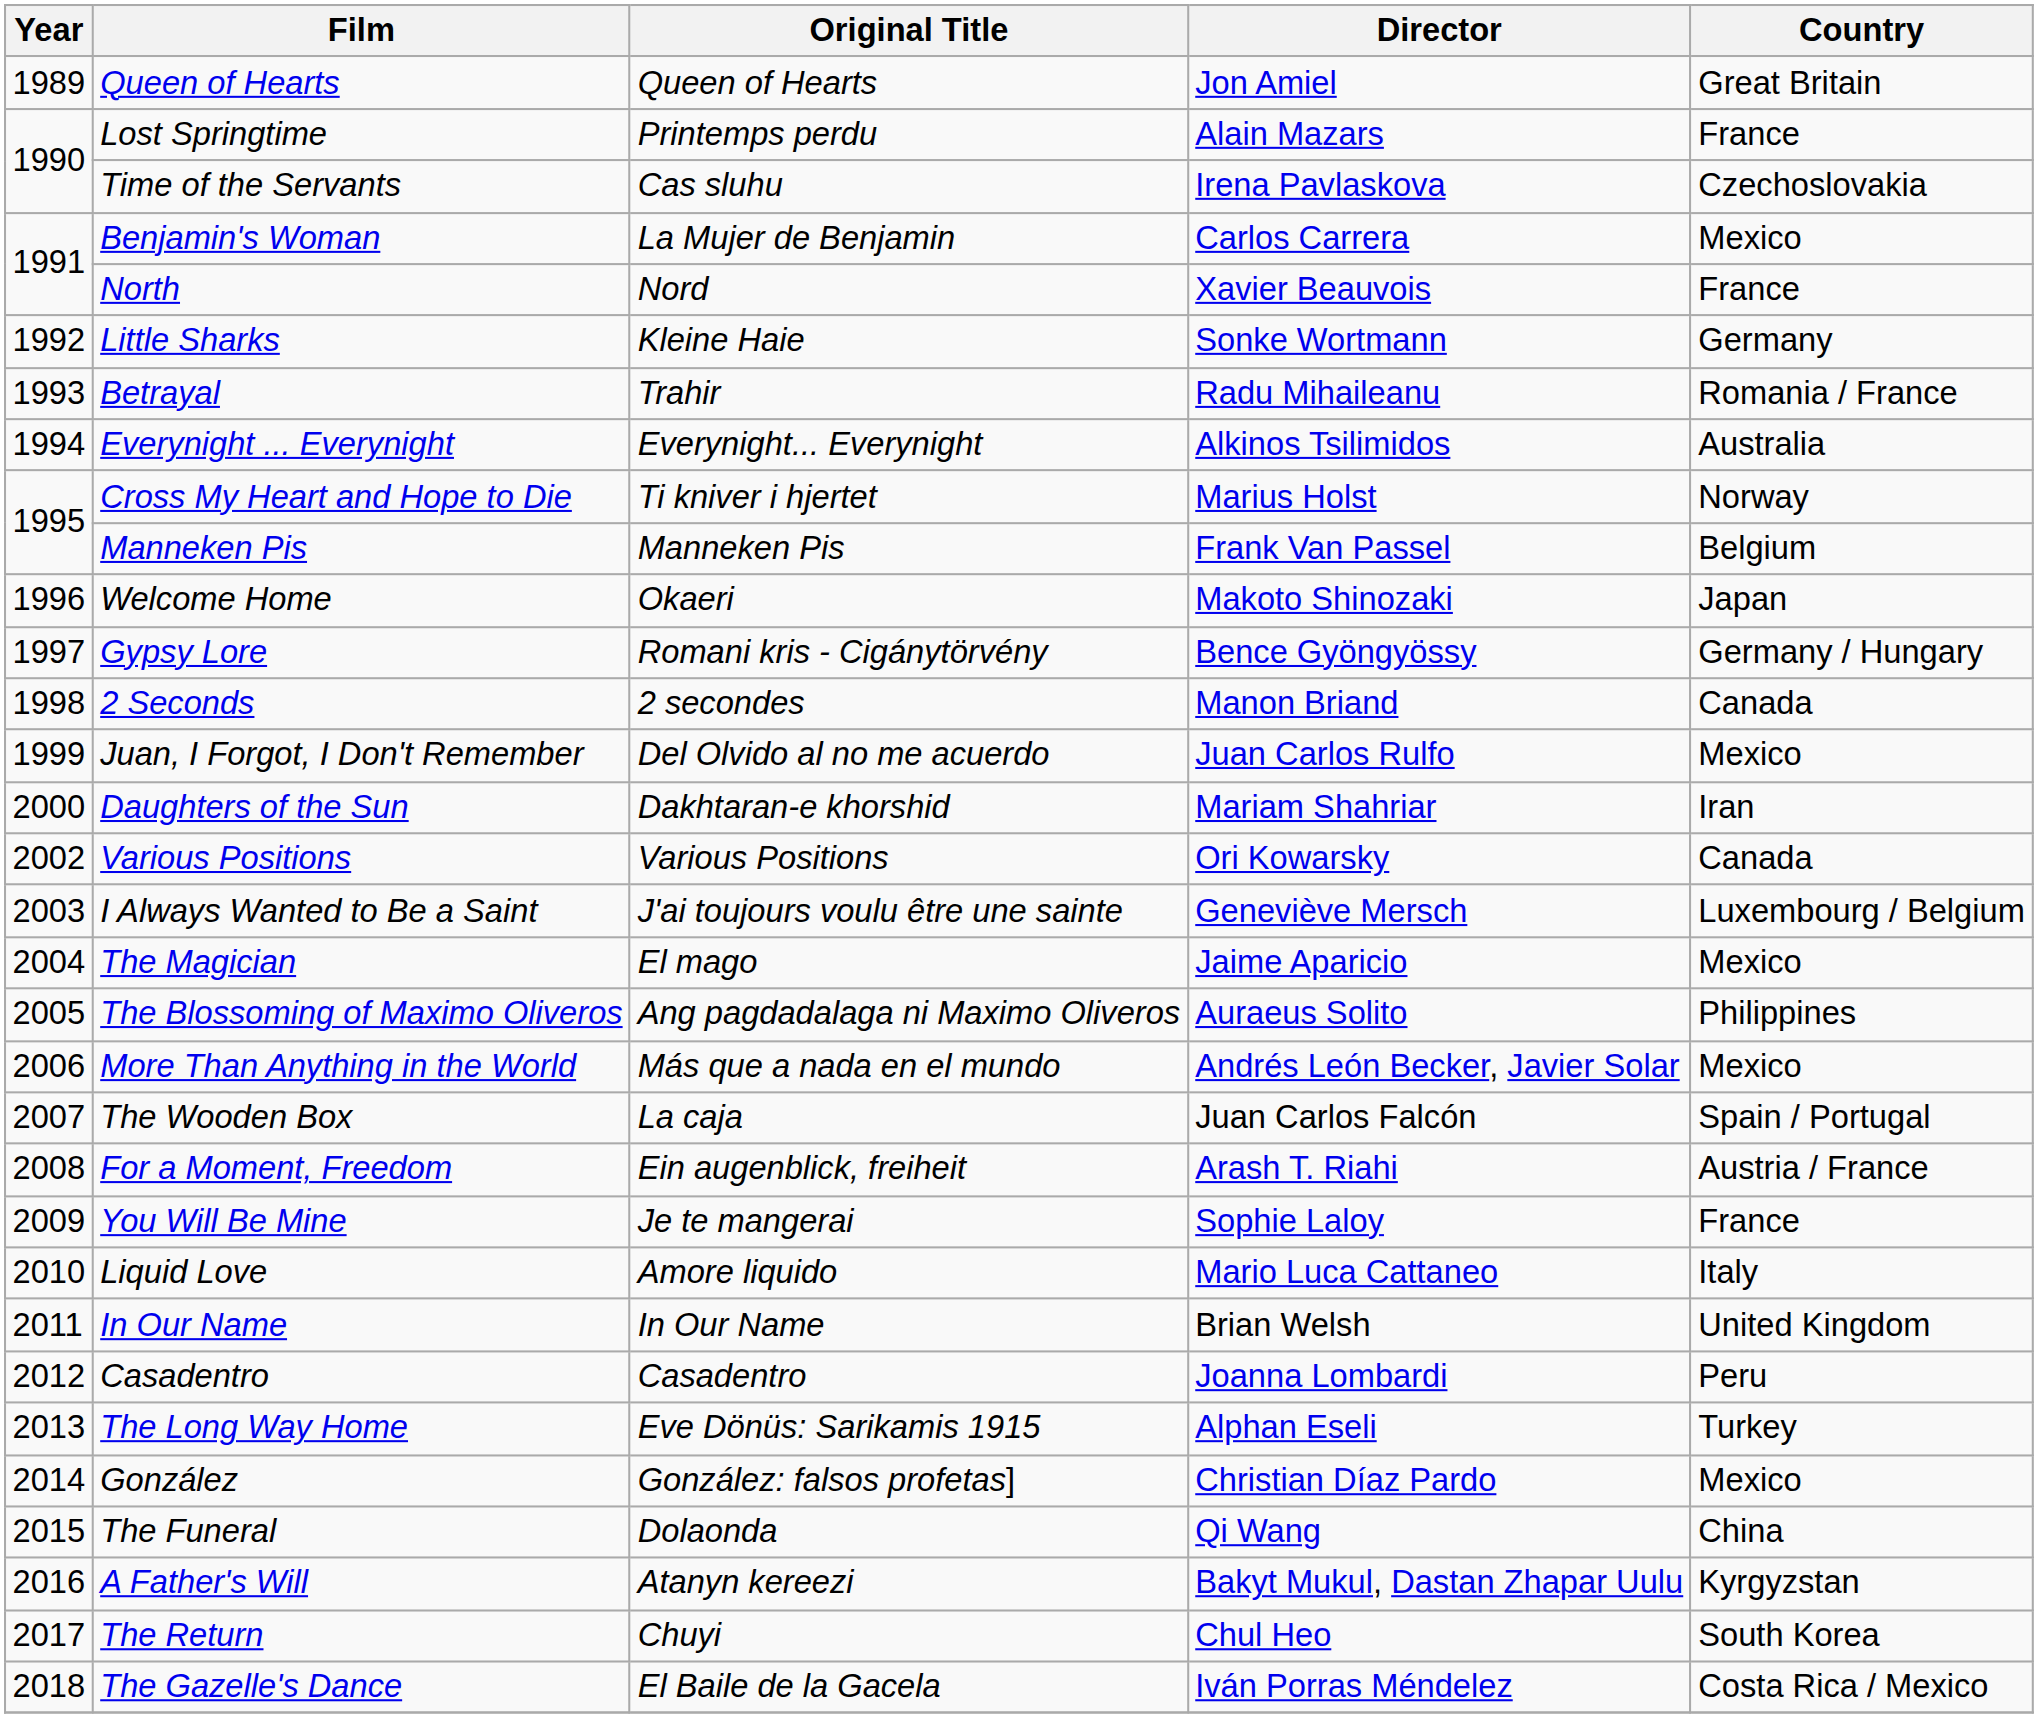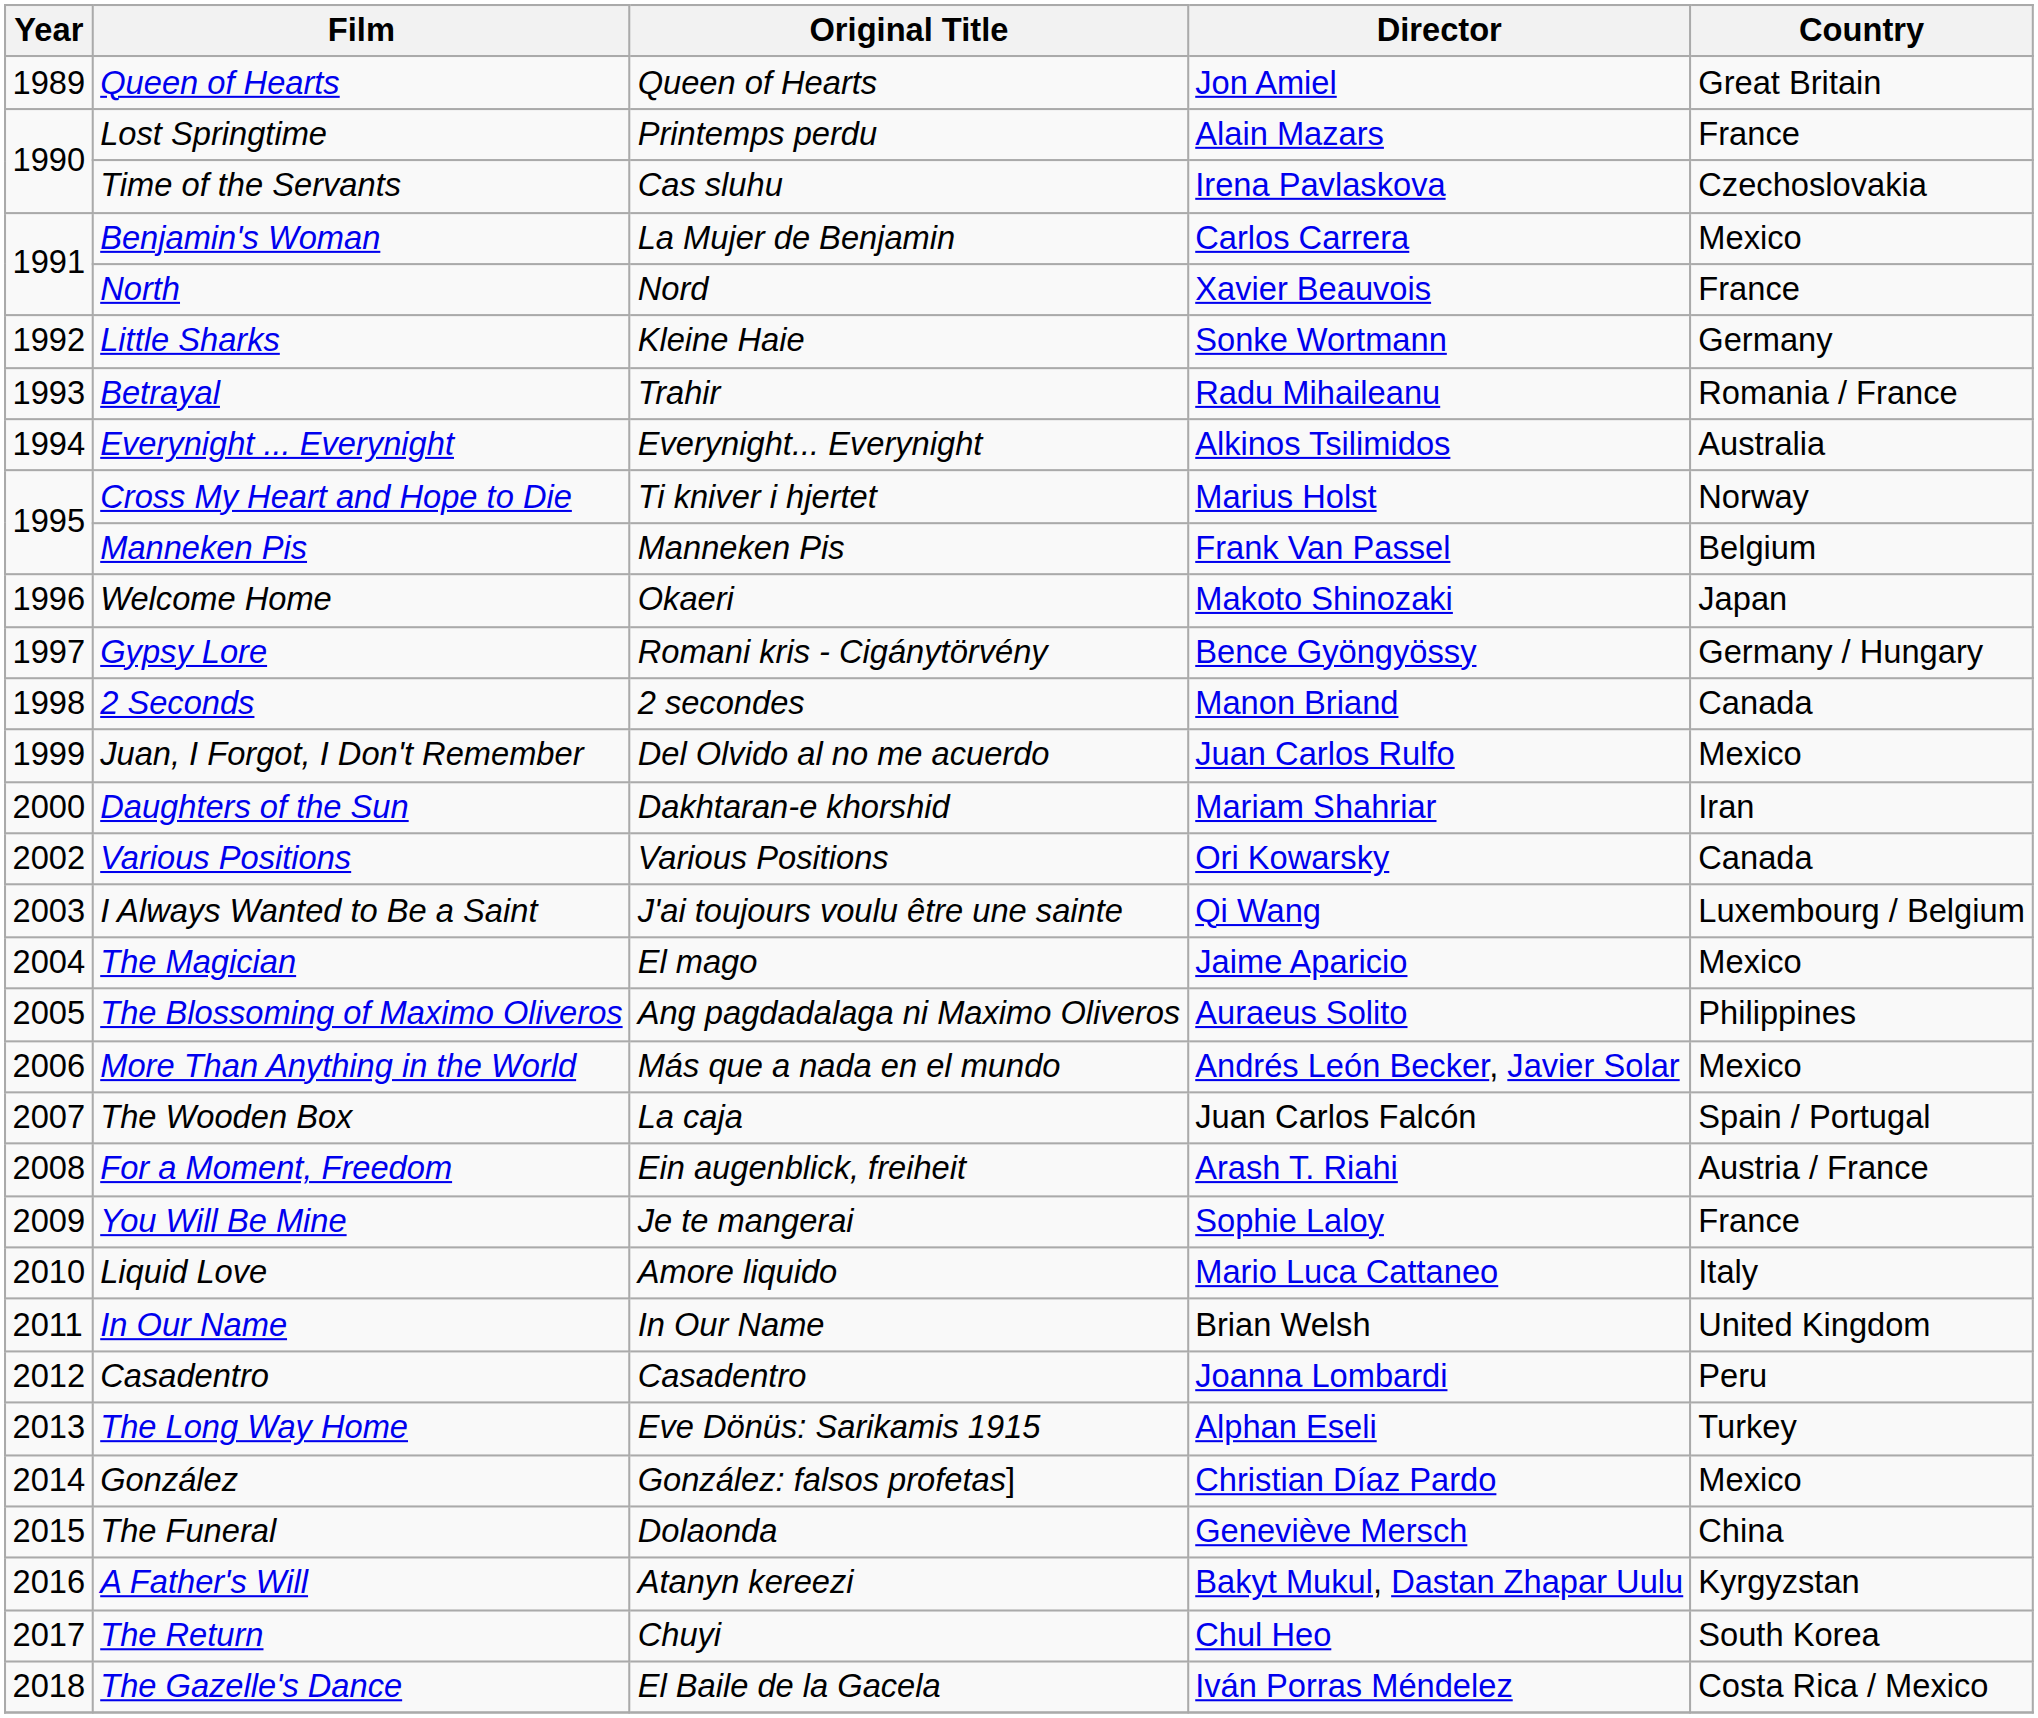(1331, 910) Geneviève Mersch -> (1258, 910) Qi Wang
(1258, 1531) Qi Wang -> (1331, 1531) Geneviève Mersch
